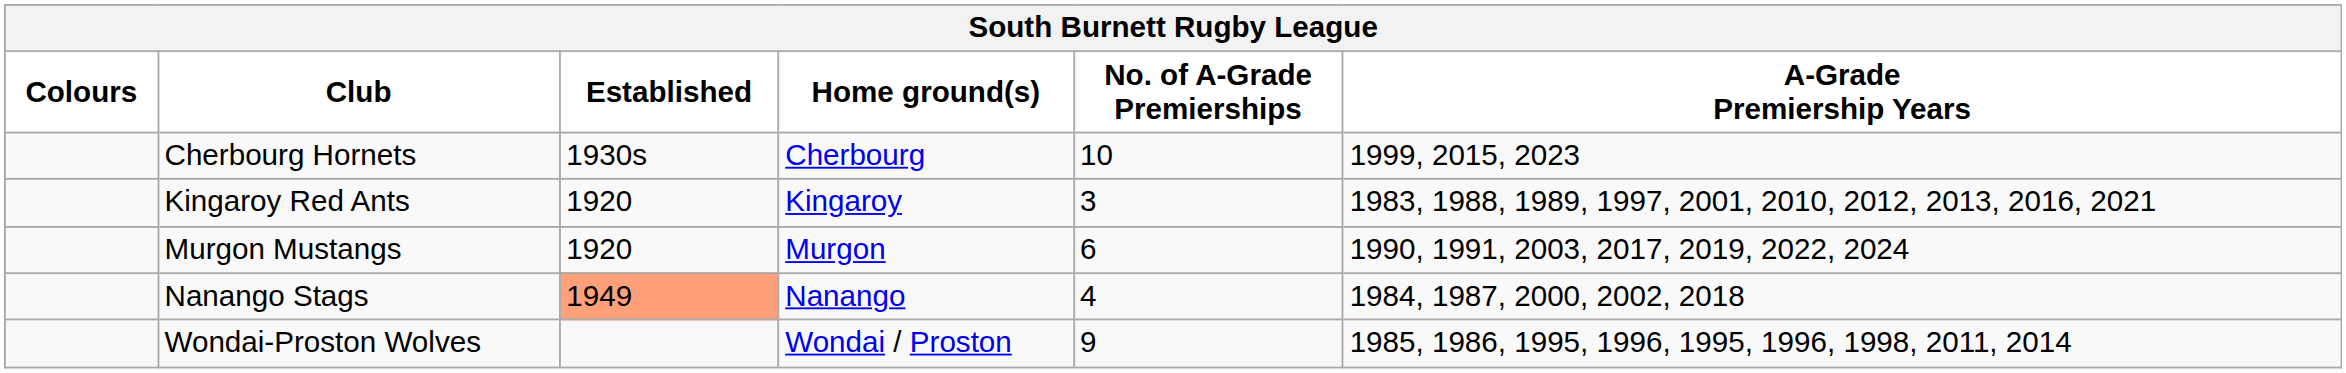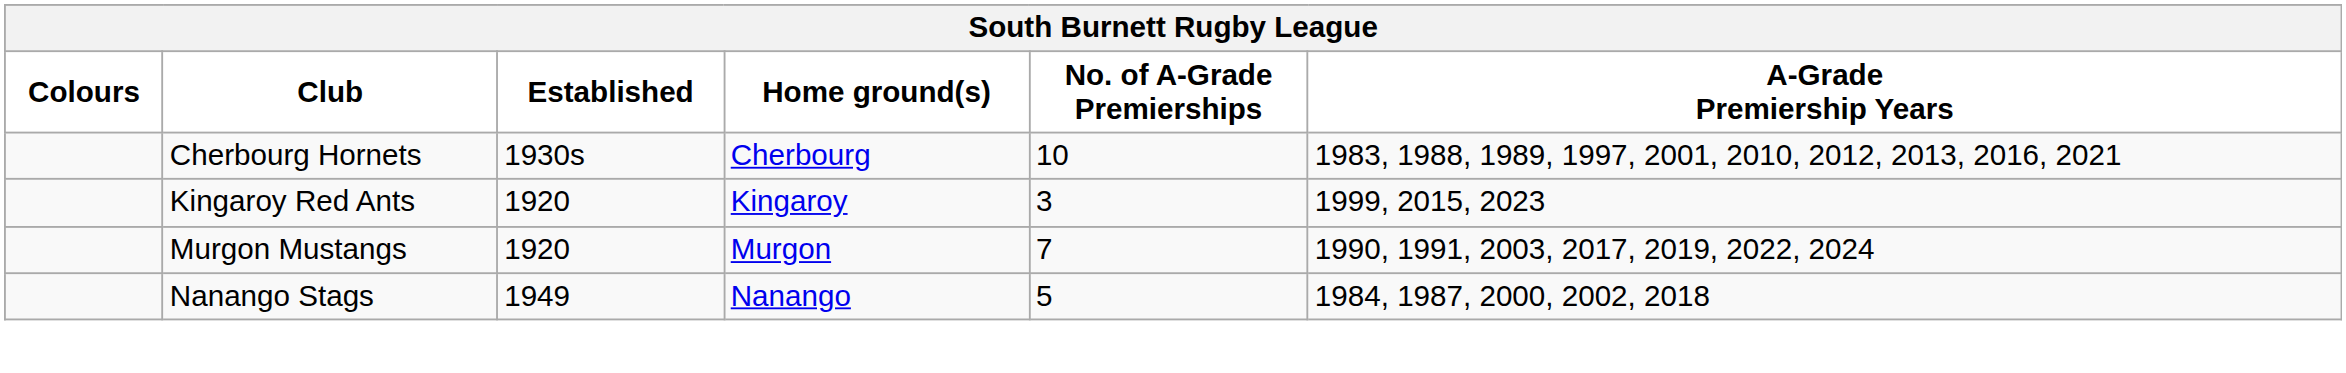(1465, 155) 1999, 2015, 2023 -> (1718, 155) 1983, 1988, 1989, 1997, 2001, 2010, 2012, 2013, 2016, 2021
(1753, 202) 1983, 1988, 1989, 1997, 2001, 2010, 2012, 2013, 2016, 2021 -> (1430, 202) 1999, 2015, 2023
(1088, 249) 6 -> (1044, 249) 7
(599, 295) lightsalmon background -> (537, 295) no background
(1088, 295) 4 -> (1044, 295) 5
- row: (323, 342)
